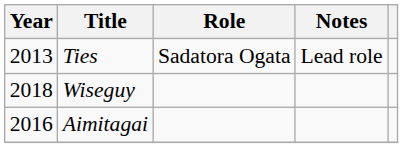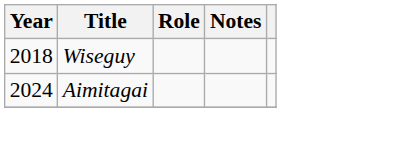- row: (80, 55)
(31, 124) 2016 -> (31, 90) 2024
